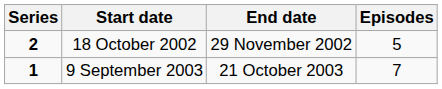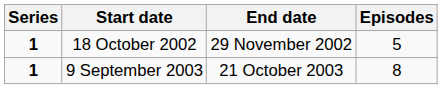(33, 44) 2 -> (33, 44) 1
(397, 70) 7 -> (397, 70) 8
